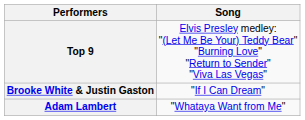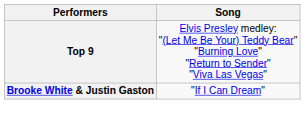- row: (80, 107)
